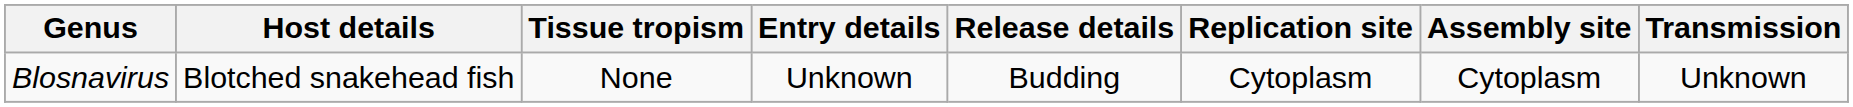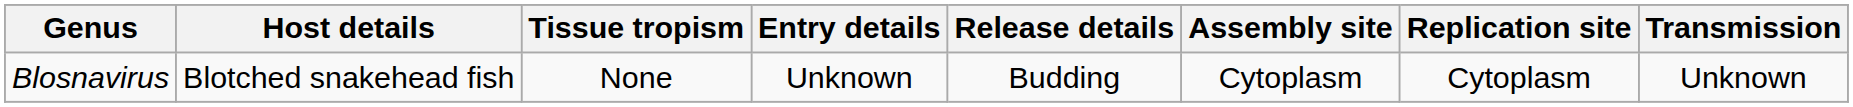columns swapped: (1301, 28) <-> (1529, 28)
